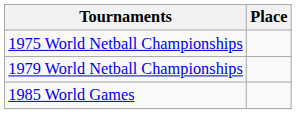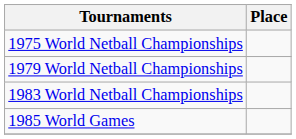+ row: (126, 95)
